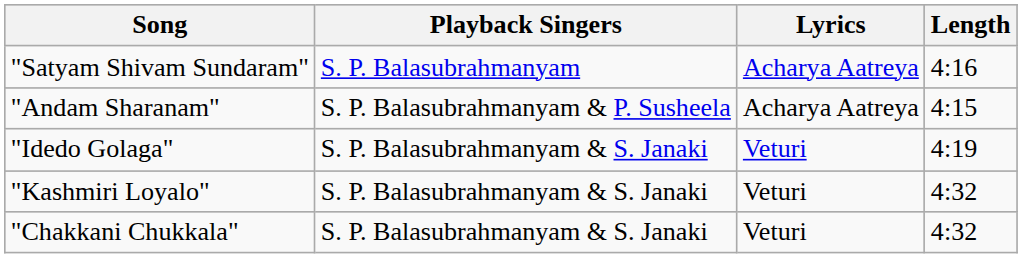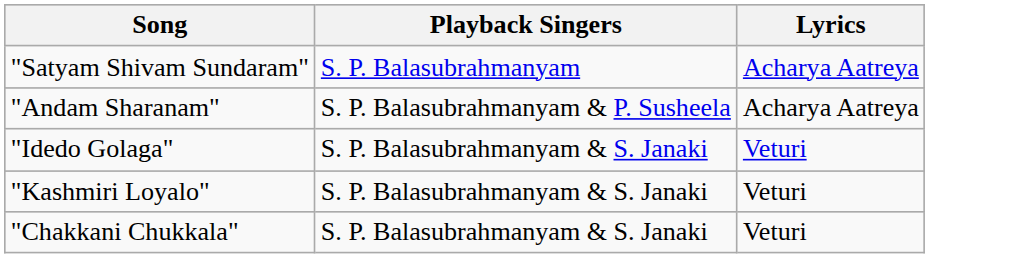- column: (971, 25)
